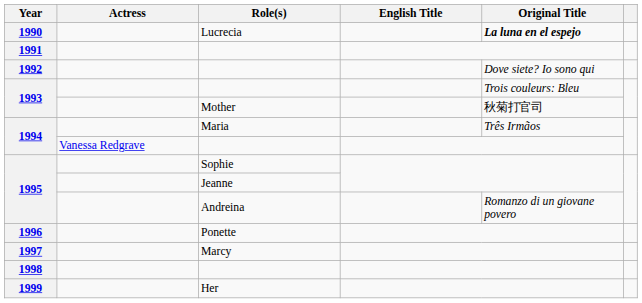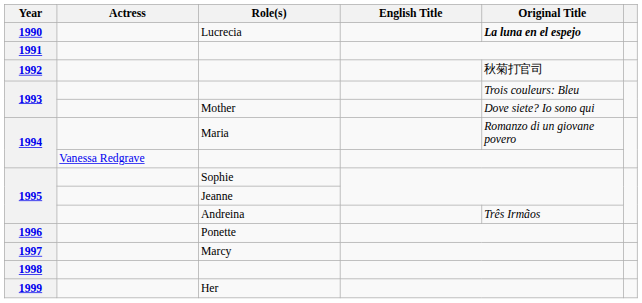(539, 69) Dove siete? Io sono qui -> (513, 70) 秋菊打官司
(513, 107) 秋菊打官司 -> (539, 108) Dove siete? Io sono qui
(512, 127) Três Irmãos -> (539, 133) Romanzo di un giovane povero
(539, 207) Romanzo di un giovane povero -> (512, 214) Três Irmãos
